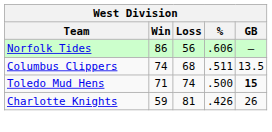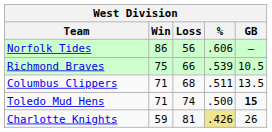+ row: (56, 66)
(161, 66) 74 -> (161, 84) 71
(220, 101) no background -> (220, 119) khaki background
